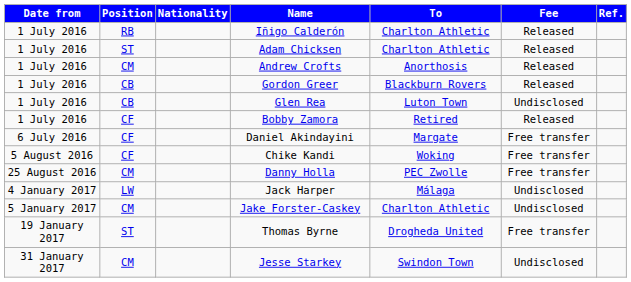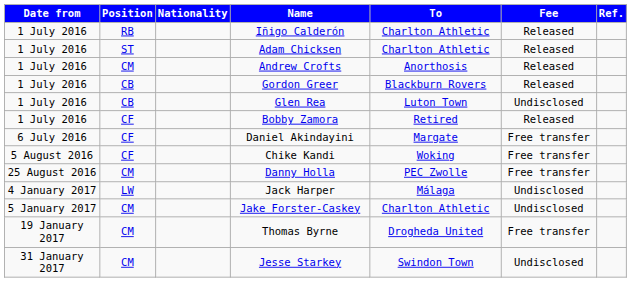(127, 232) ST -> (127, 232) CM
